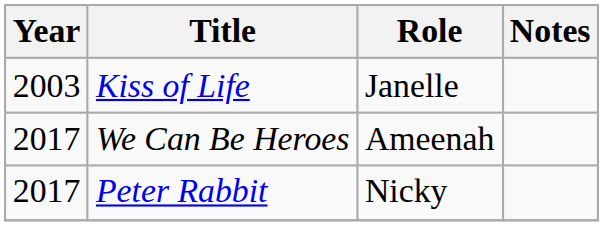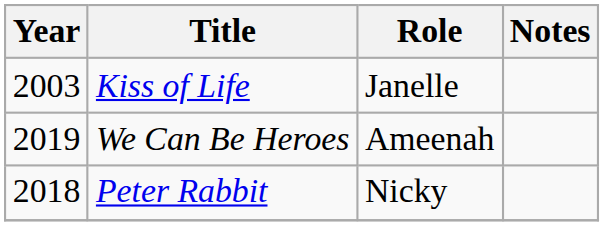(47, 138) 2017 -> (47, 138) 2019
(47, 191) 2017 -> (47, 191) 2018
